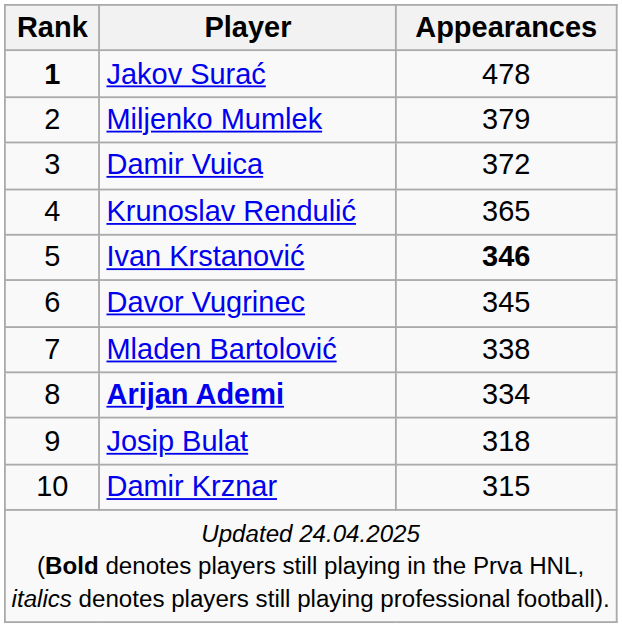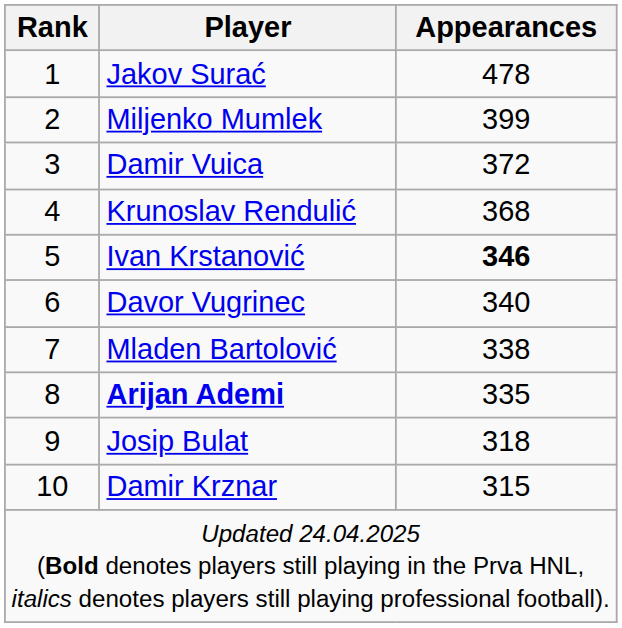(52, 73) bold -> (52, 73) normal
(506, 119) 379 -> (506, 119) 399
(506, 211) 365 -> (506, 211) 368
(506, 303) 345 -> (506, 303) 340
(506, 394) 334 -> (506, 394) 335
